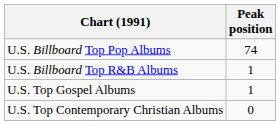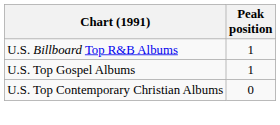- row: (89, 49)
